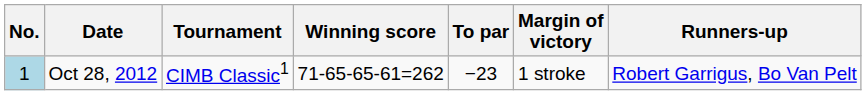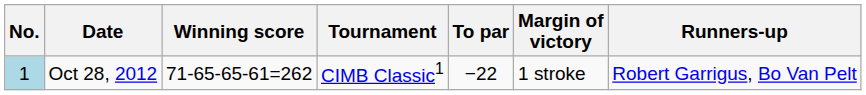columns swapped: (227, 30) <-> (371, 30)
(481, 73) −23 -> (481, 73) −22
